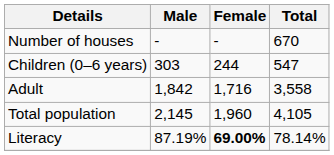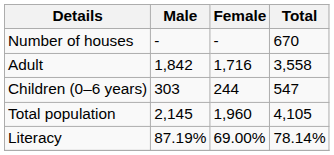rows swapped: (26, 89) <-> (78, 65)
(239, 138) bold -> (239, 138) normal
